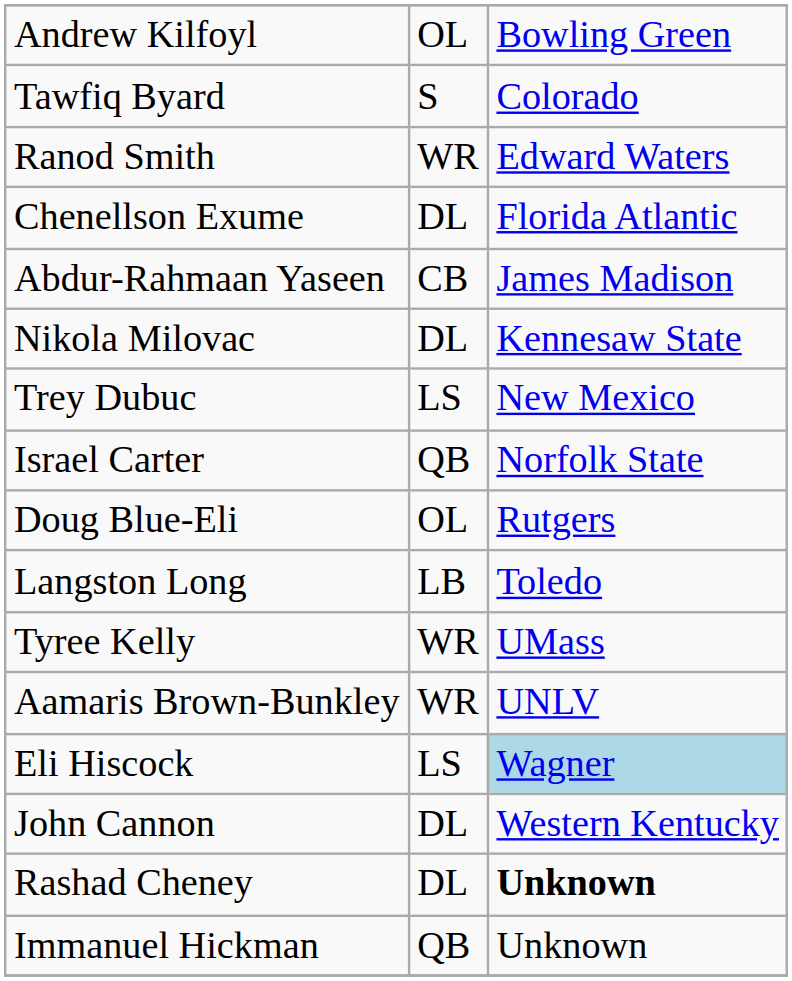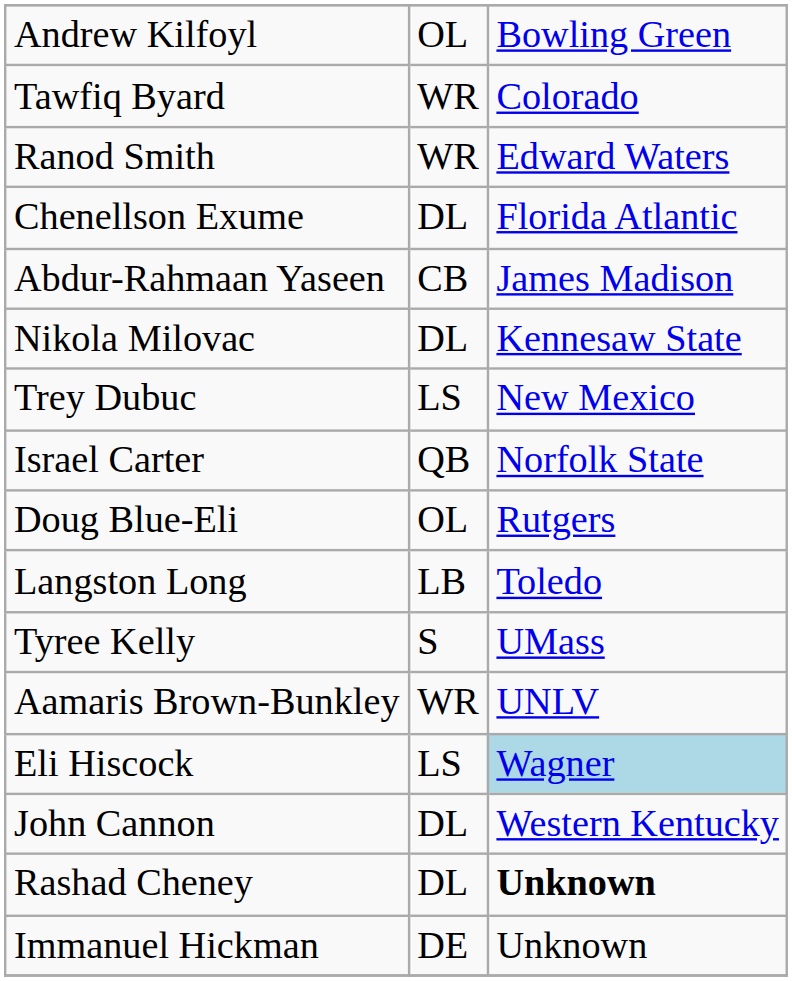(428, 95) S -> (448, 95) WR
(448, 641) WR -> (428, 641) S
(444, 944) QB -> (443, 944) DE
